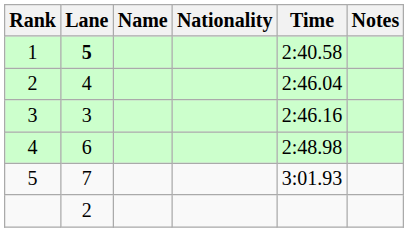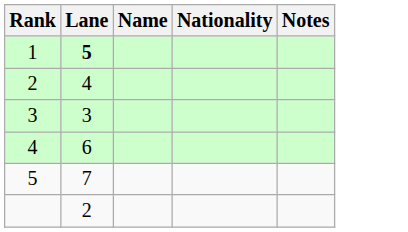- column: (312, 20)
